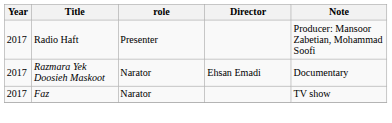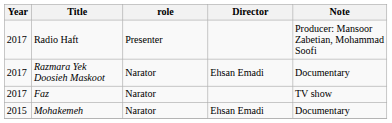+ row: (59, 110)
